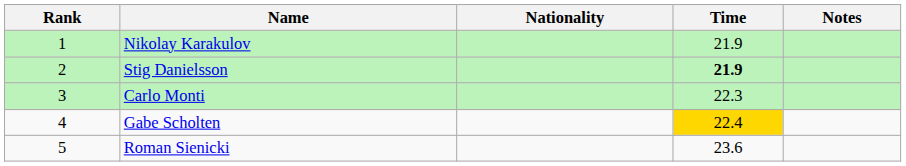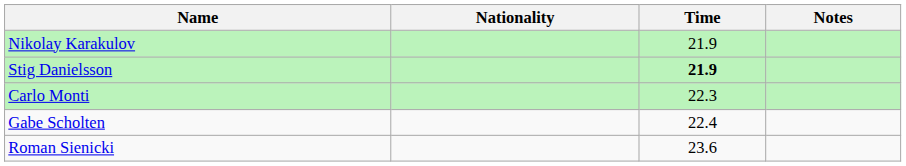- column: (62, 17)
(728, 122) gold background -> (703, 122) no background
